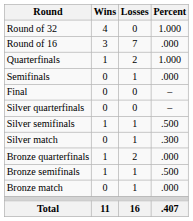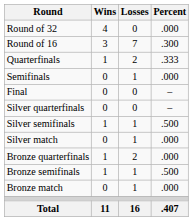(170, 28) 1.000 -> (170, 28) .000
(170, 44) .000 -> (170, 44) .300
(170, 60) 1.000 -> (170, 60) .333
(170, 140) .300 -> (170, 140) .000
